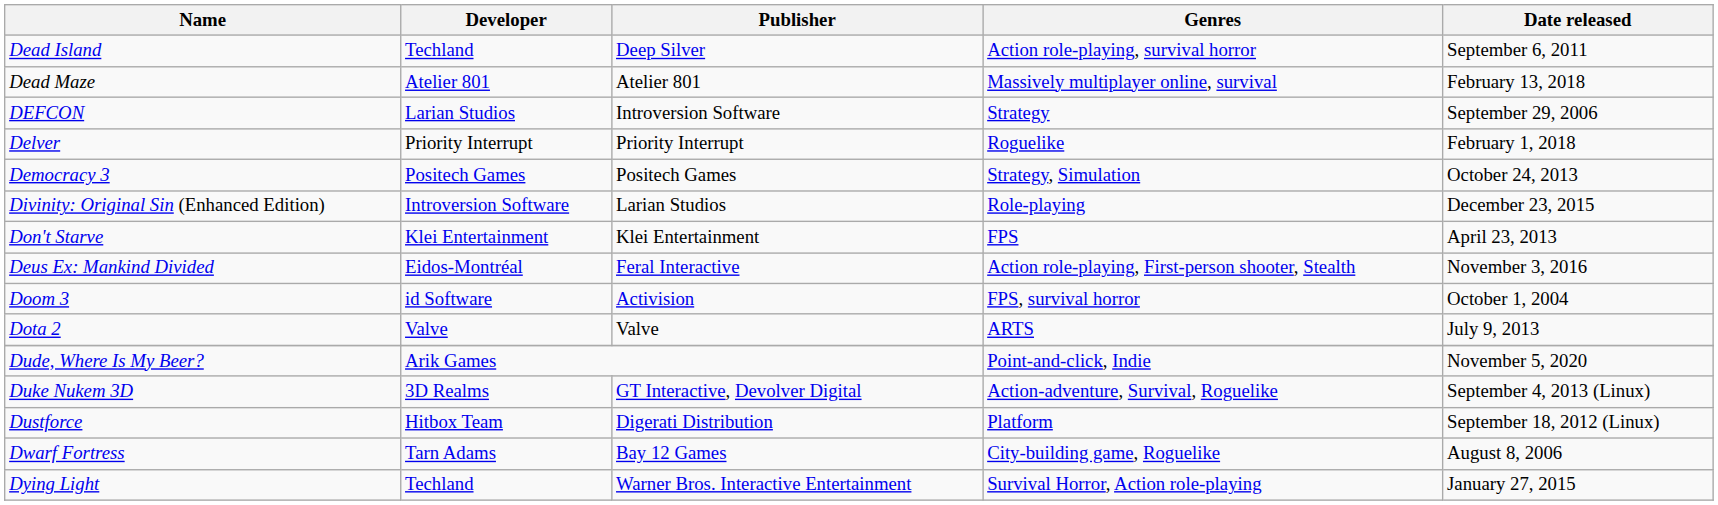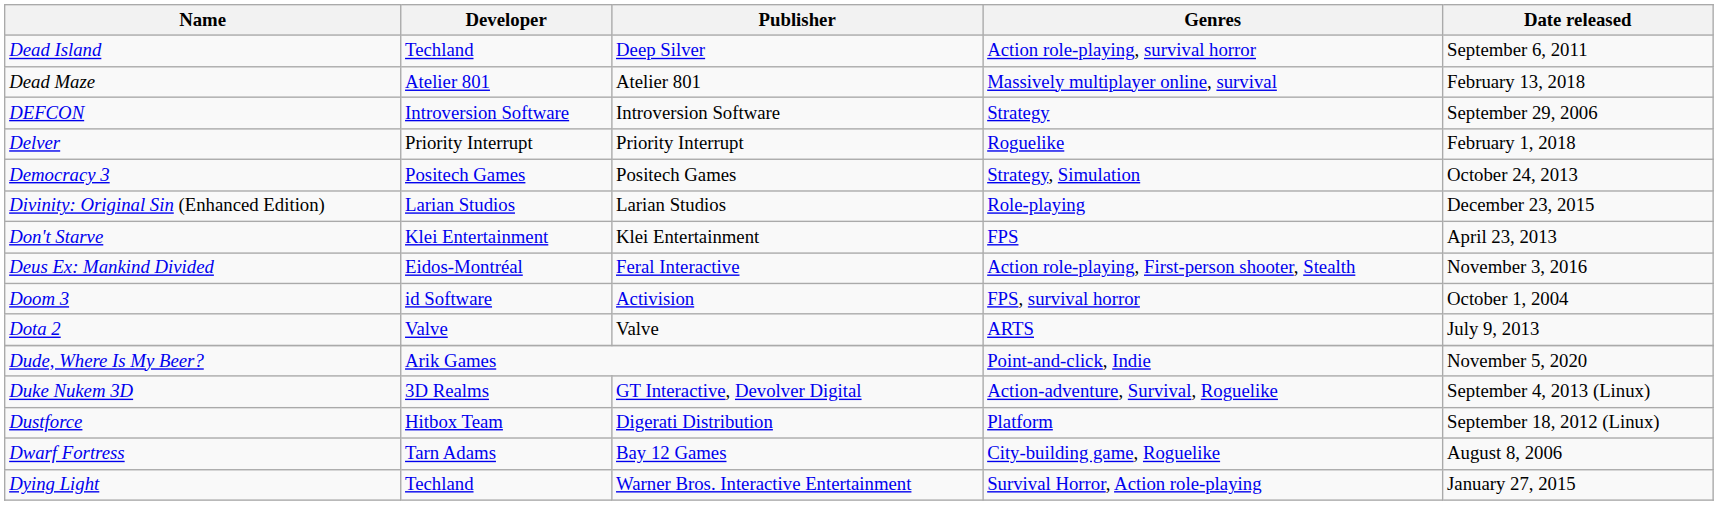(460, 112) Larian Studios -> (487, 112) Introversion Software
(487, 205) Introversion Software -> (460, 205) Larian Studios
